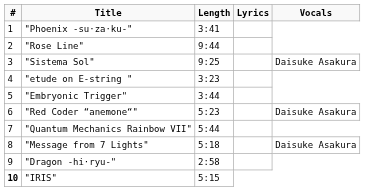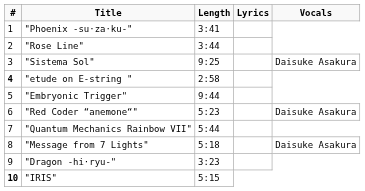(209, 46) 9:44 -> (209, 46) 3:44
(10, 79) normal -> (10, 79) bold
(209, 79) 3:23 -> (209, 79) 2:58
(209, 95) 3:44 -> (209, 95) 9:44
(209, 162) 2:58 -> (209, 162) 3:23
